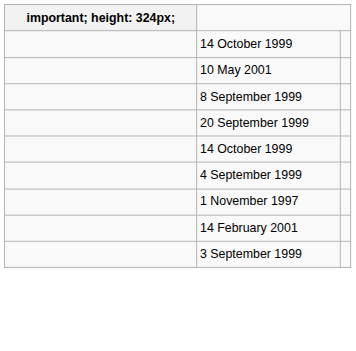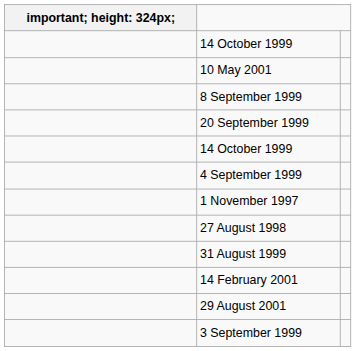+ row: (101, 228)
+ row: (101, 254)
+ row: (101, 307)
